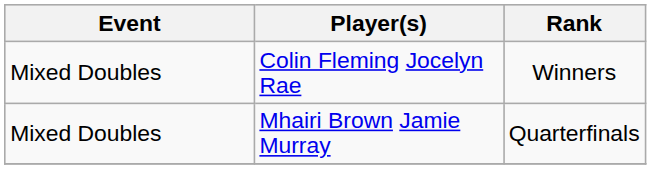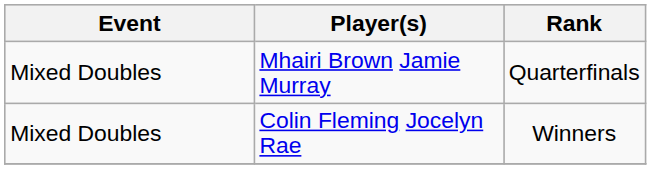rows swapped: (360, 134) <-> (371, 72)
